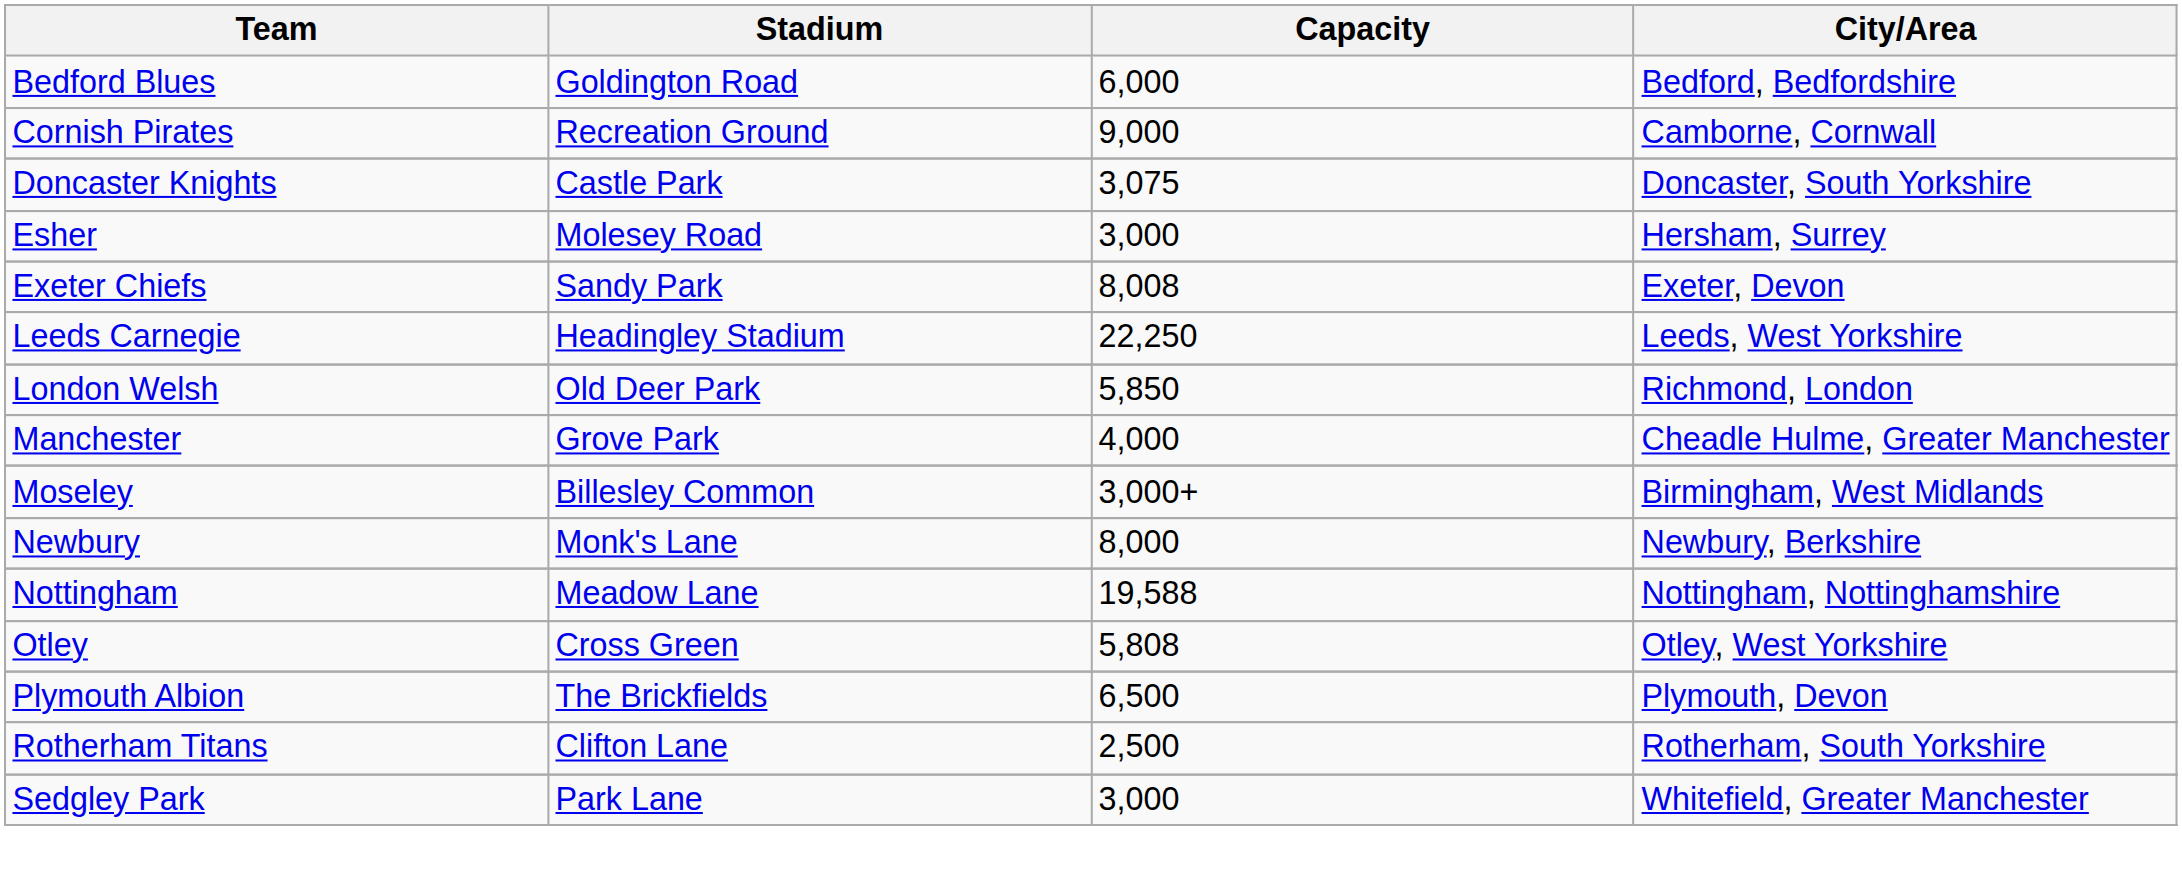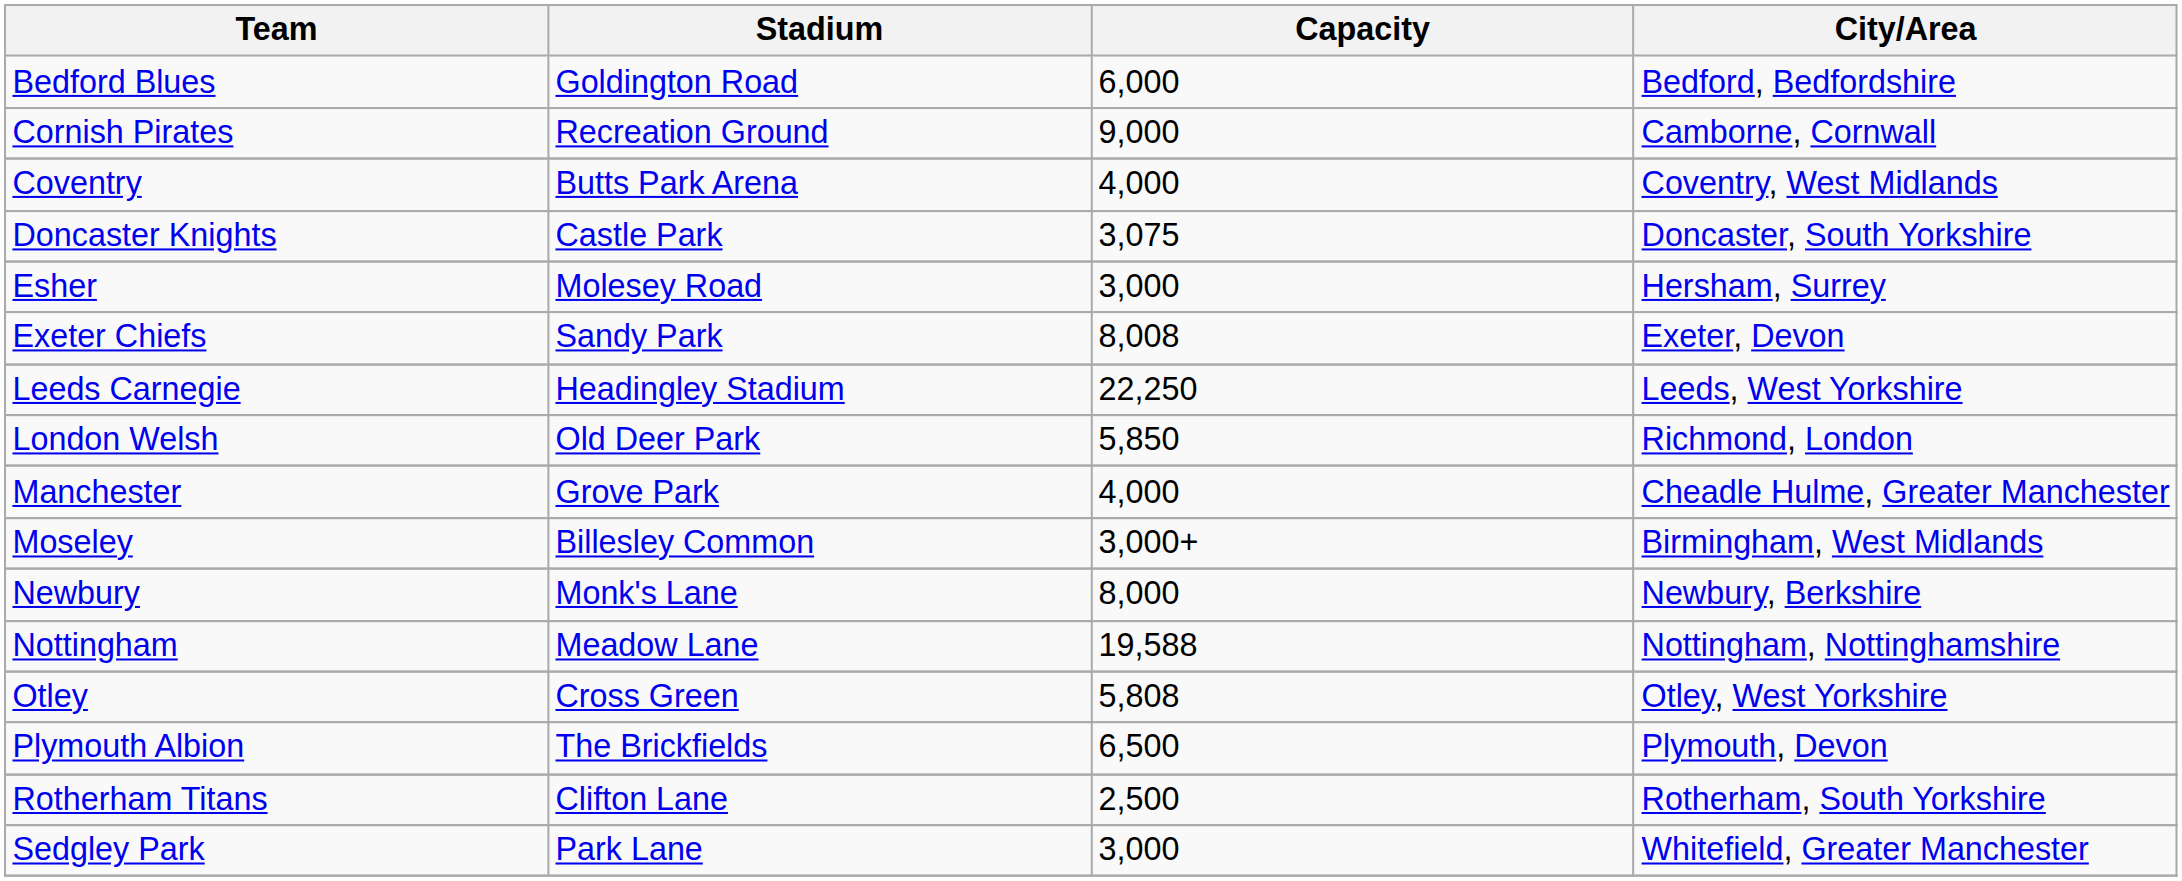+ row: (77, 183)
